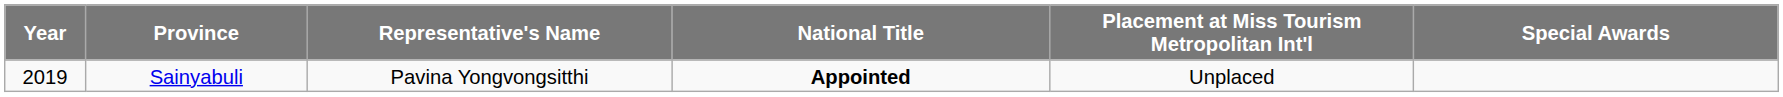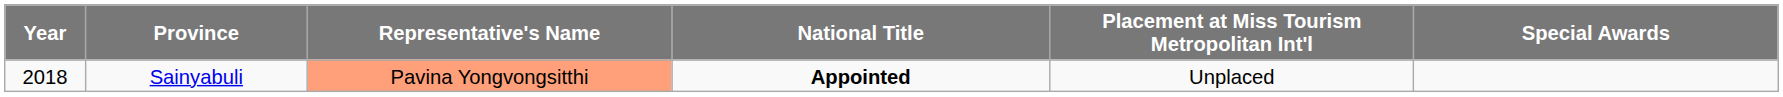(45, 76) 2019 -> (45, 76) 2018
(489, 76) no background -> (489, 76) lightsalmon background
